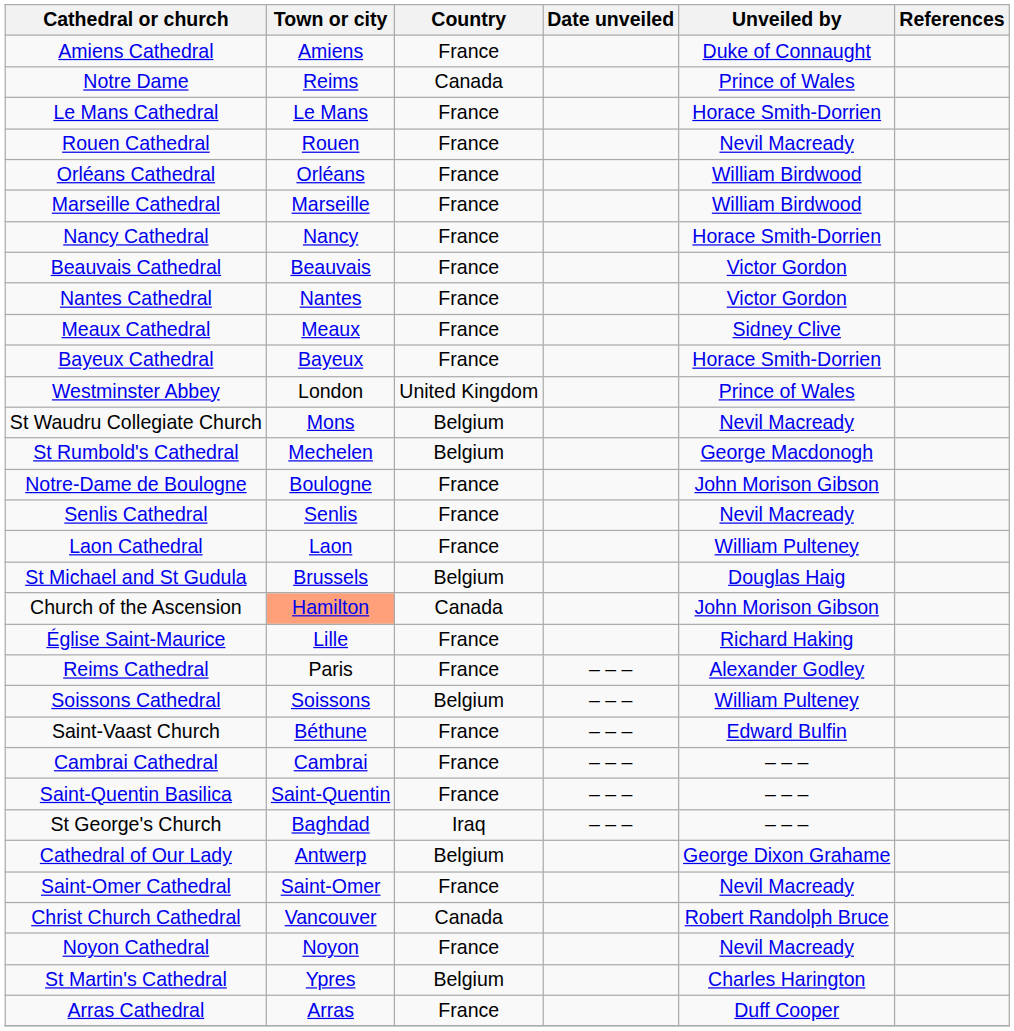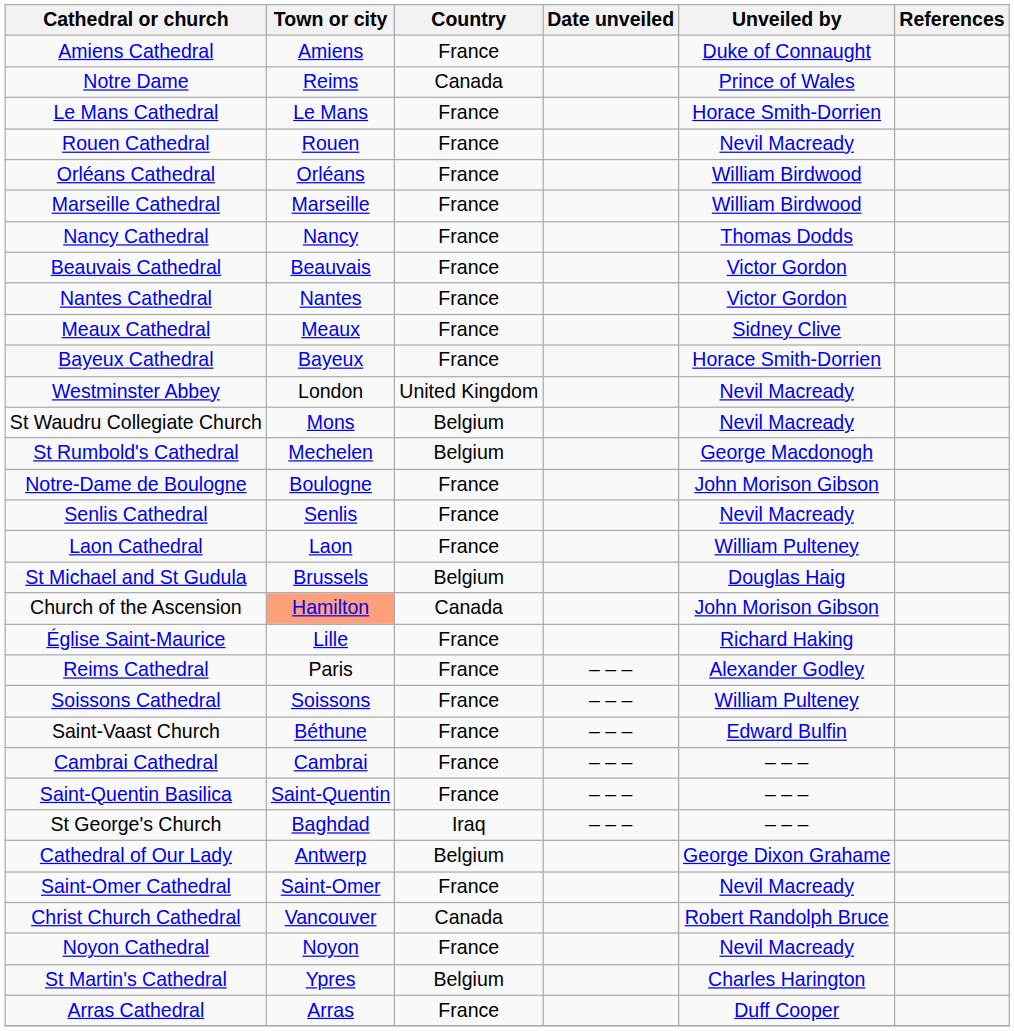(787, 236) Horace Smith-Dorrien -> (787, 236) Thomas Dodds
(787, 391) Prince of Wales -> (787, 391) Nevil Macready
(469, 701) Belgium -> (469, 701) France
